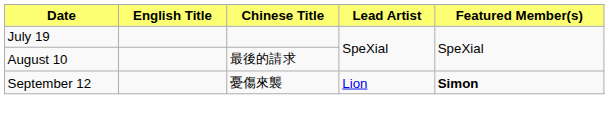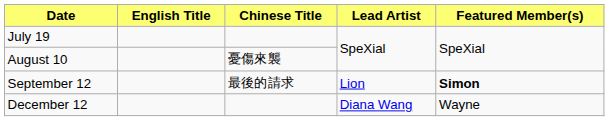(263, 58) 最後的請求 -> (254, 58) 憂傷來襲
(256, 81) 憂傷來襲 -> (261, 81) 最後的請求
+ row: (48, 105)
